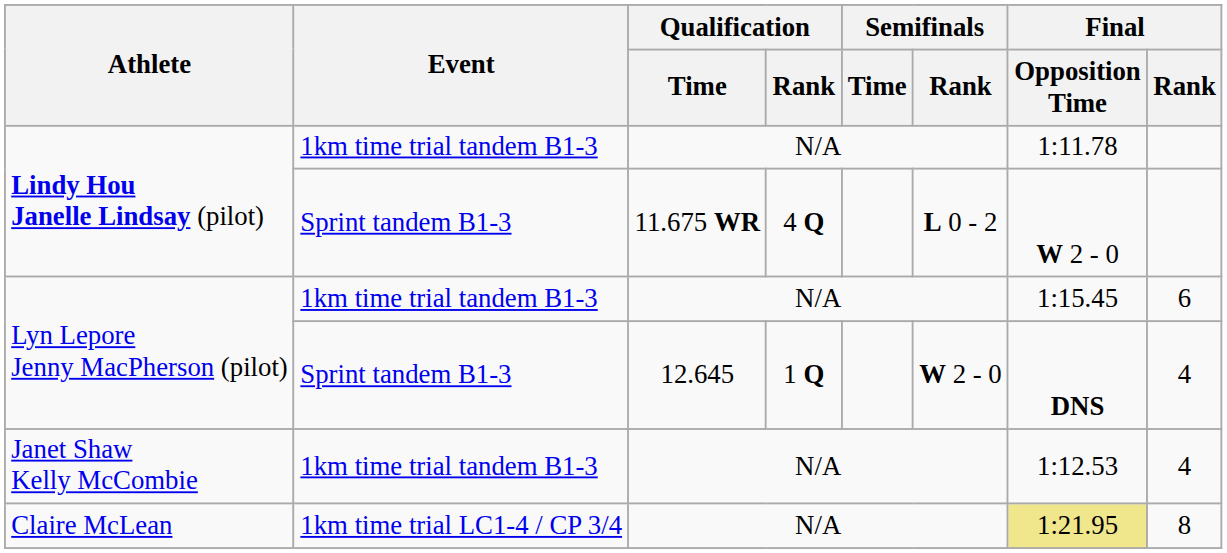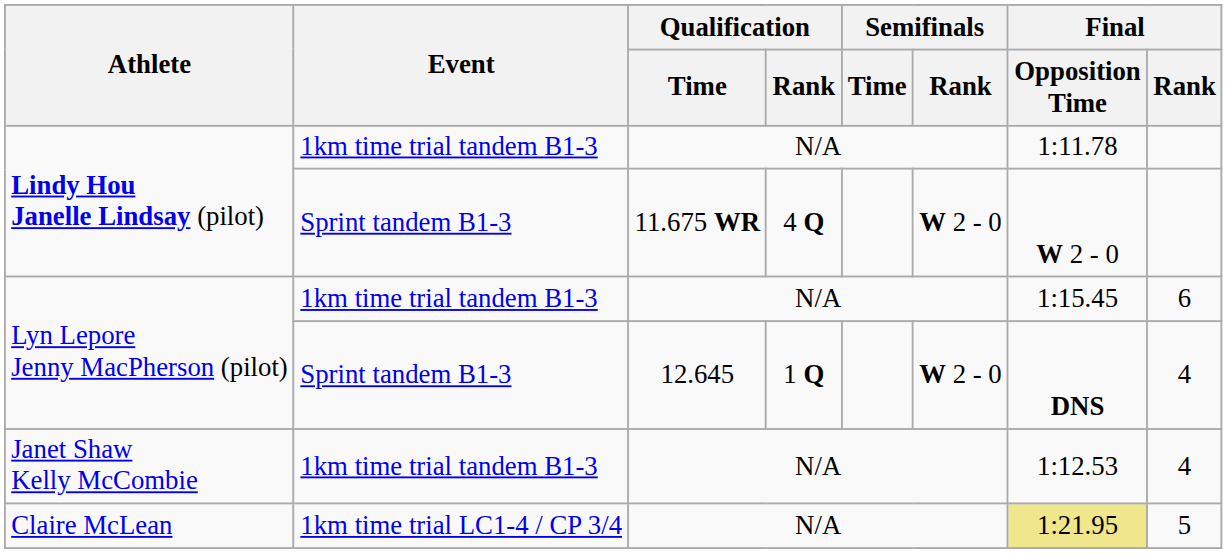(960, 222) L 0 - 2 -> (960, 222) W 2 - 0
(1185, 525) 8 -> (1185, 525) 5
